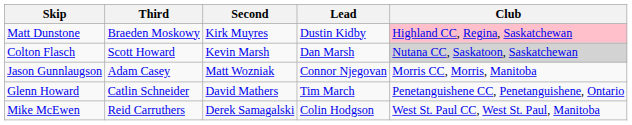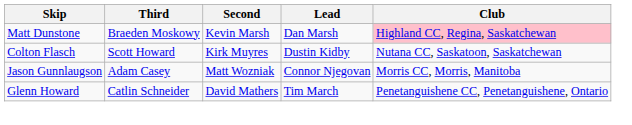(237, 33) Kirk Muyres -> (237, 33) Kevin Marsh
(333, 33) Dustin Kidby -> (311, 33) Dan Marsh
(237, 52) Kevin Marsh -> (237, 52) Kirk Muyres
(327, 52) Dan Marsh -> (317, 52) Dustin Kidby
(485, 52) lightgrey background -> (469, 52) no background
- row: (43, 110)
